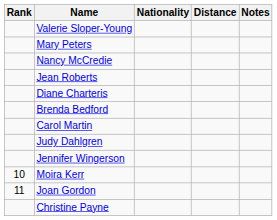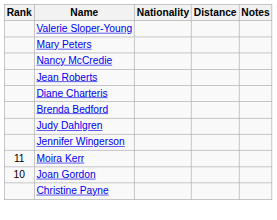- row: (64, 126)
(19, 175) 10 -> (19, 158) 11
(19, 191) 11 -> (19, 175) 10
